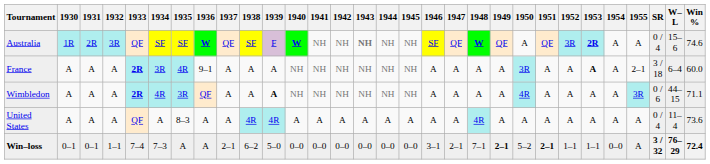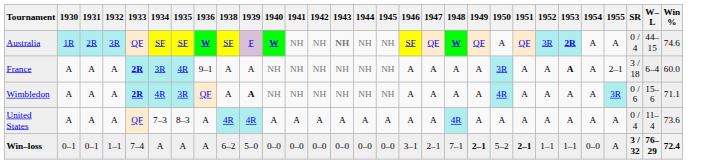- column: (228, 17)
(675, 42) 15–6 -> (652, 42) 44–15
(675, 94) 44–15 -> (652, 94) 15–6
(160, 120) A -> (160, 120) 7–3
(160, 146) 7–3 -> (160, 146) A
